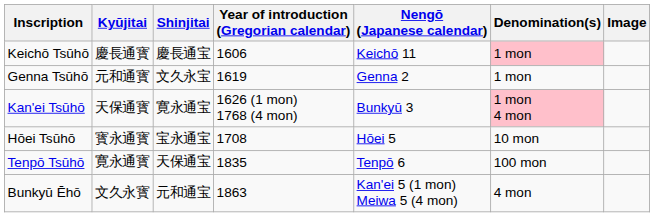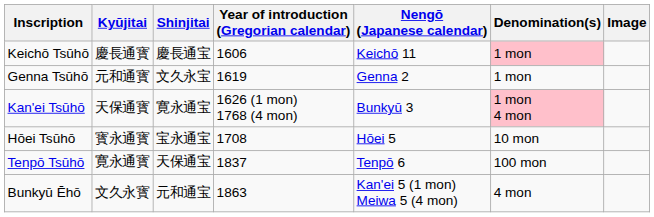(232, 162) 1835 -> (232, 162) 1837
